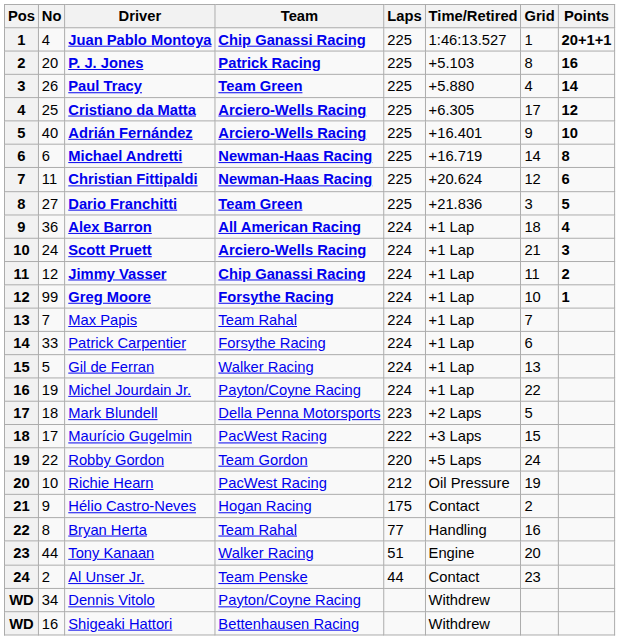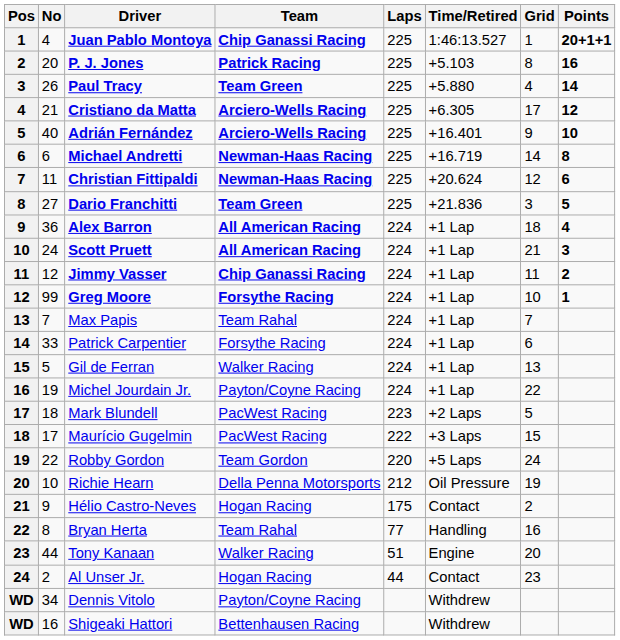(50, 110) 25 -> (50, 110) 21
(292, 250) Arciero-Wells Racing -> (290, 250) All American Racing
(299, 413) Della Penna Motorsports -> (273, 413) PacWest Racing
(273, 483) PacWest Racing -> (299, 483) Della Penna Motorsports
(263, 577) Team Penske -> (265, 577) Hogan Racing
